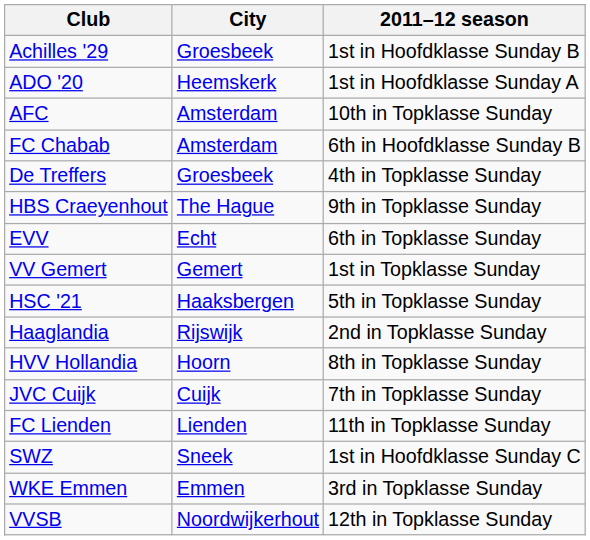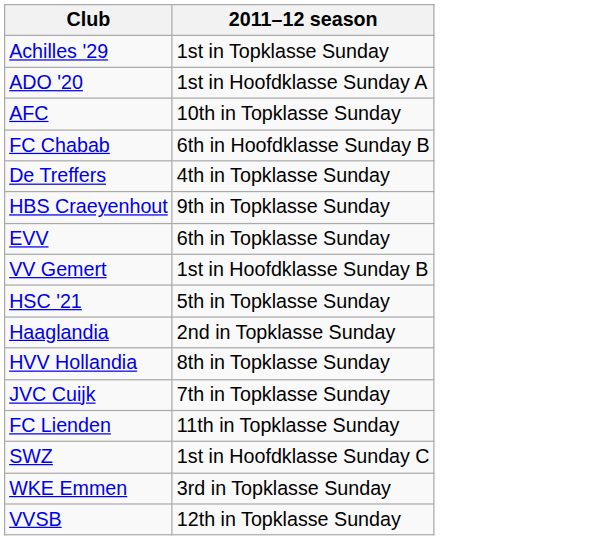- column: (248, 20)
(454, 51) 1st in Hoofdklasse Sunday B -> (283, 51) 1st in Topklasse Sunday
(434, 269) 1st in Topklasse Sunday -> (303, 269) 1st in Hoofdklasse Sunday B
